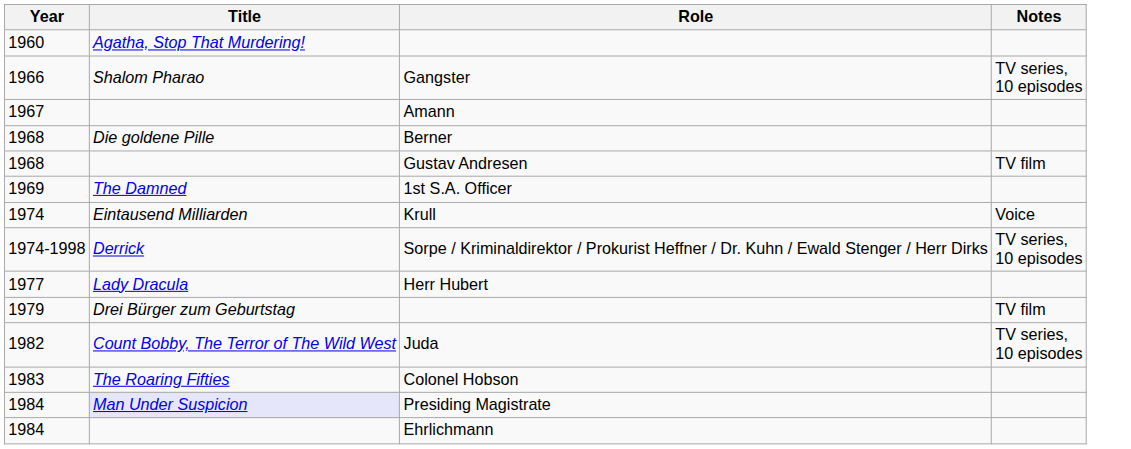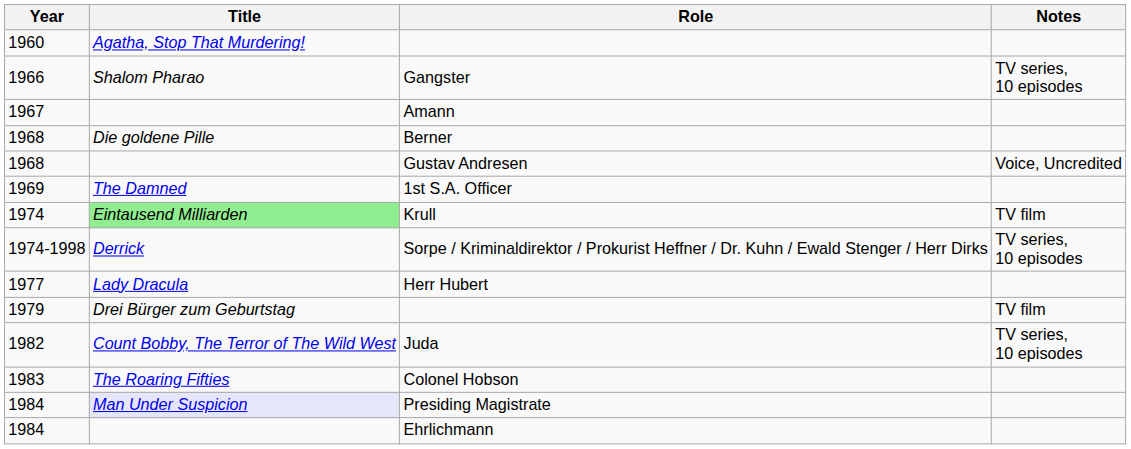(1021, 163) TV film -> (1059, 163) Voice, Uncredited
(170, 214) no background -> (170, 214) lightgreen background
(1015, 214) Voice -> (1021, 214) TV film
